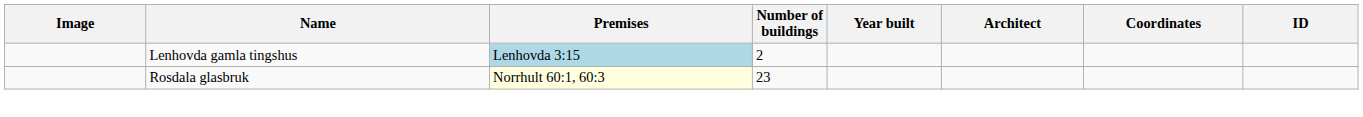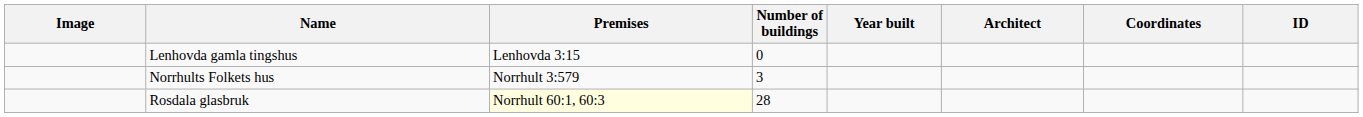(537, 54) lightblue background -> (537, 54) no background
(760, 54) 2 -> (760, 54) 0
+ row: (212, 77)
(763, 77) 23 -> (763, 100) 28
